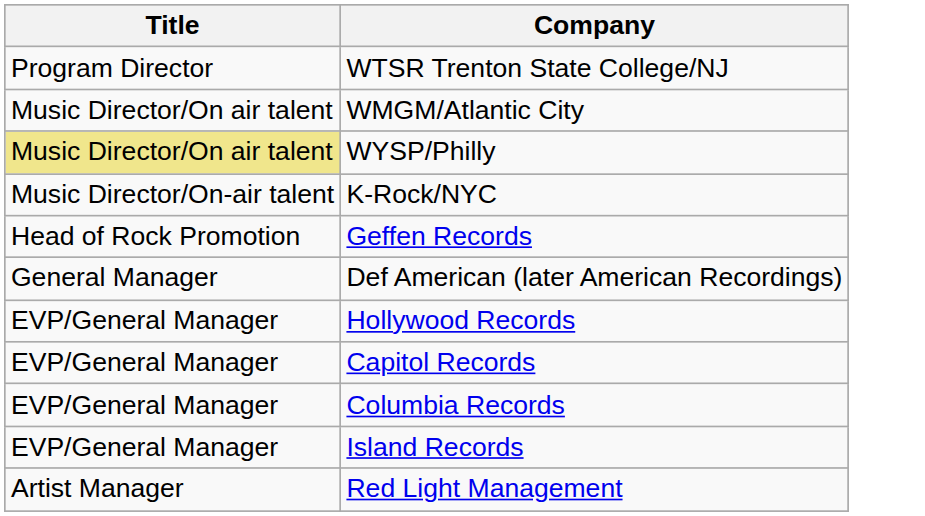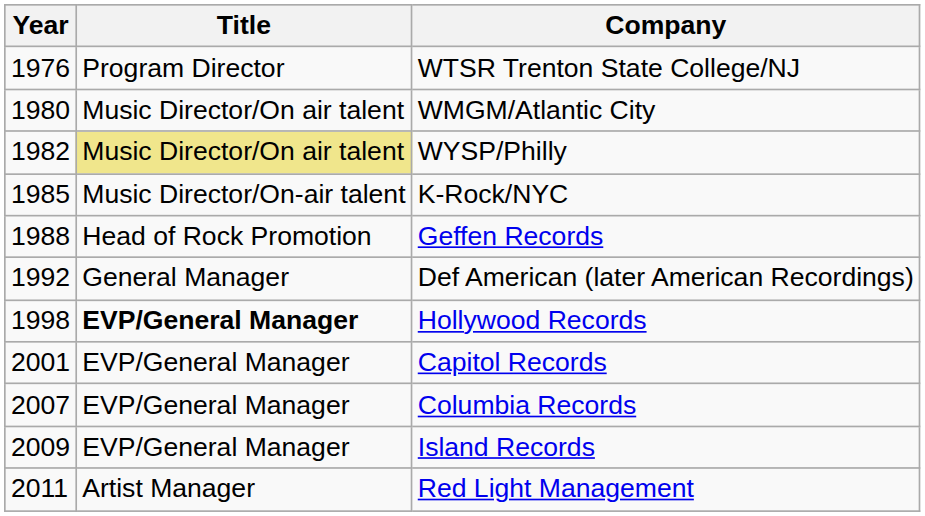+ column: (40, 25)
(145, 320) normal -> (220, 320) bold
